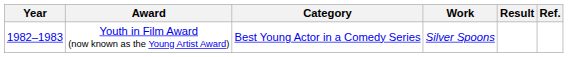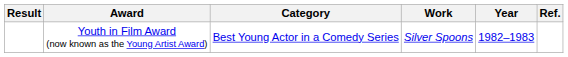columns swapped: (35, 13) <-> (517, 13)
